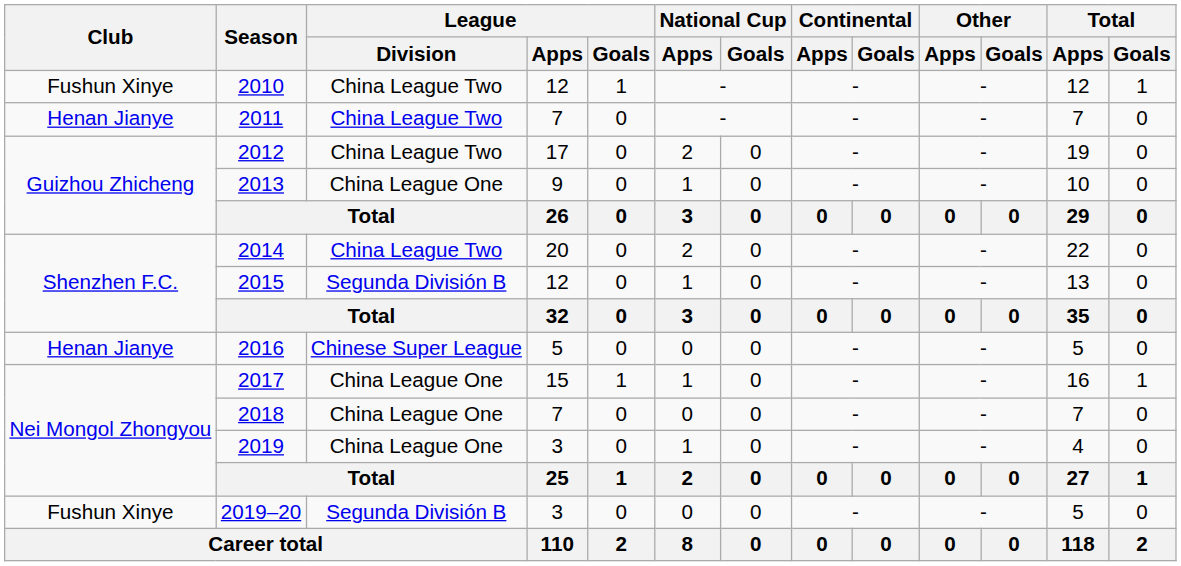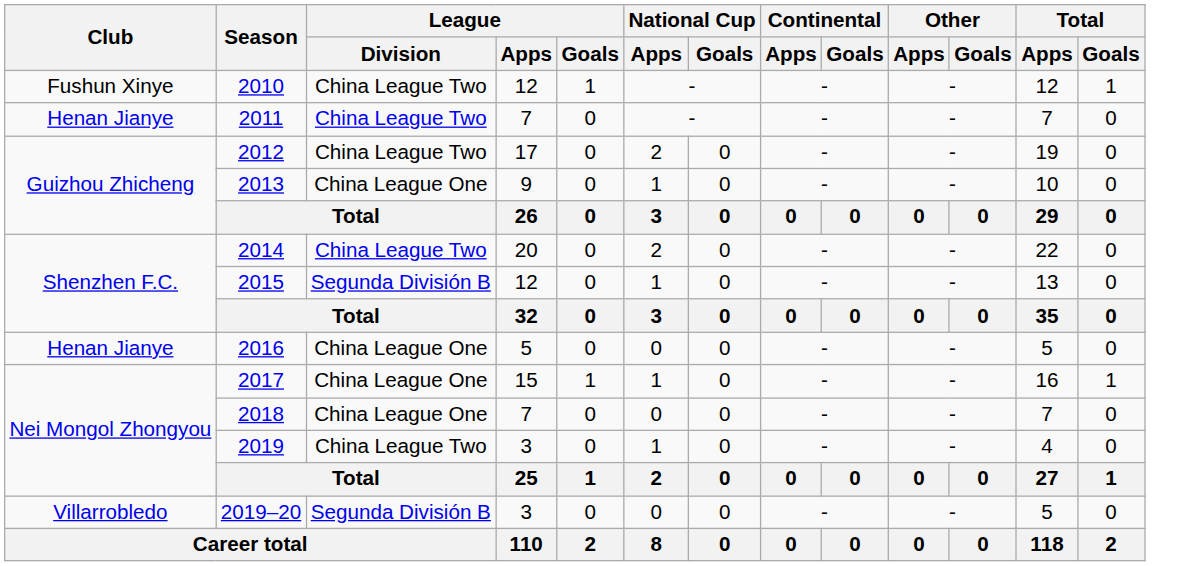(416, 348) Chinese Super League -> (401, 348) China League One
(416, 446) China League One -> (401, 446) China League Two
(110, 511) Fushun Xinye -> (110, 511) Villarrobledo
